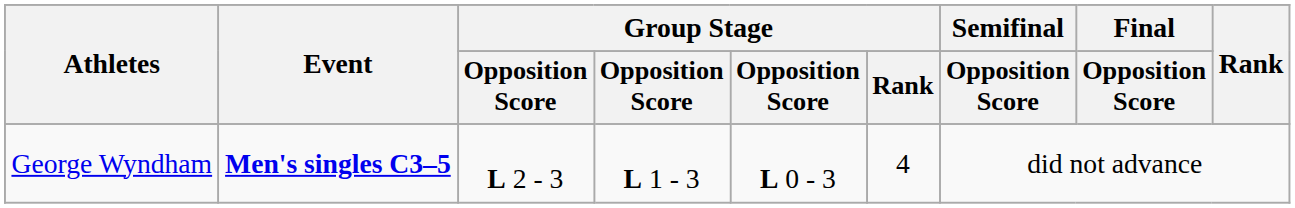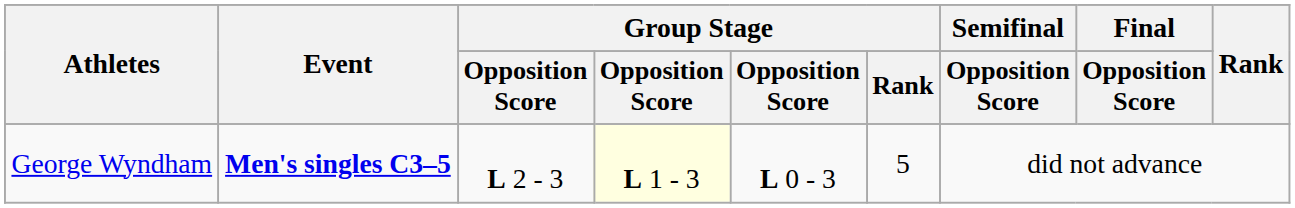(662, 179) no background -> (662, 179) lightyellow background
(903, 163) 4 -> (903, 163) 5
